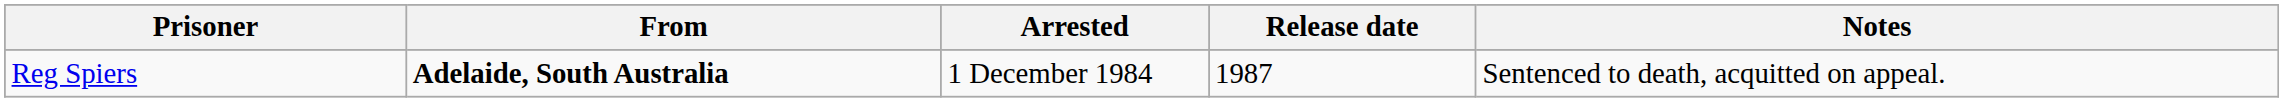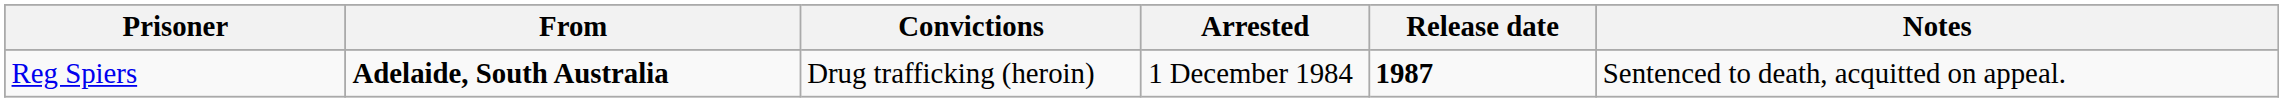+ column: (971, 27)
(1244, 73) normal -> (1404, 73) bold
